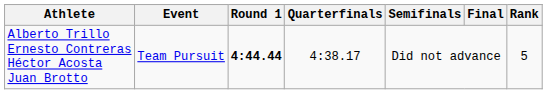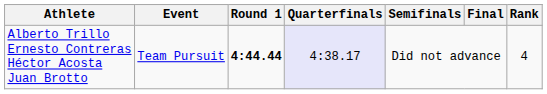(335, 57) no background -> (335, 57) lavender background
(524, 57) 5 -> (524, 57) 4
